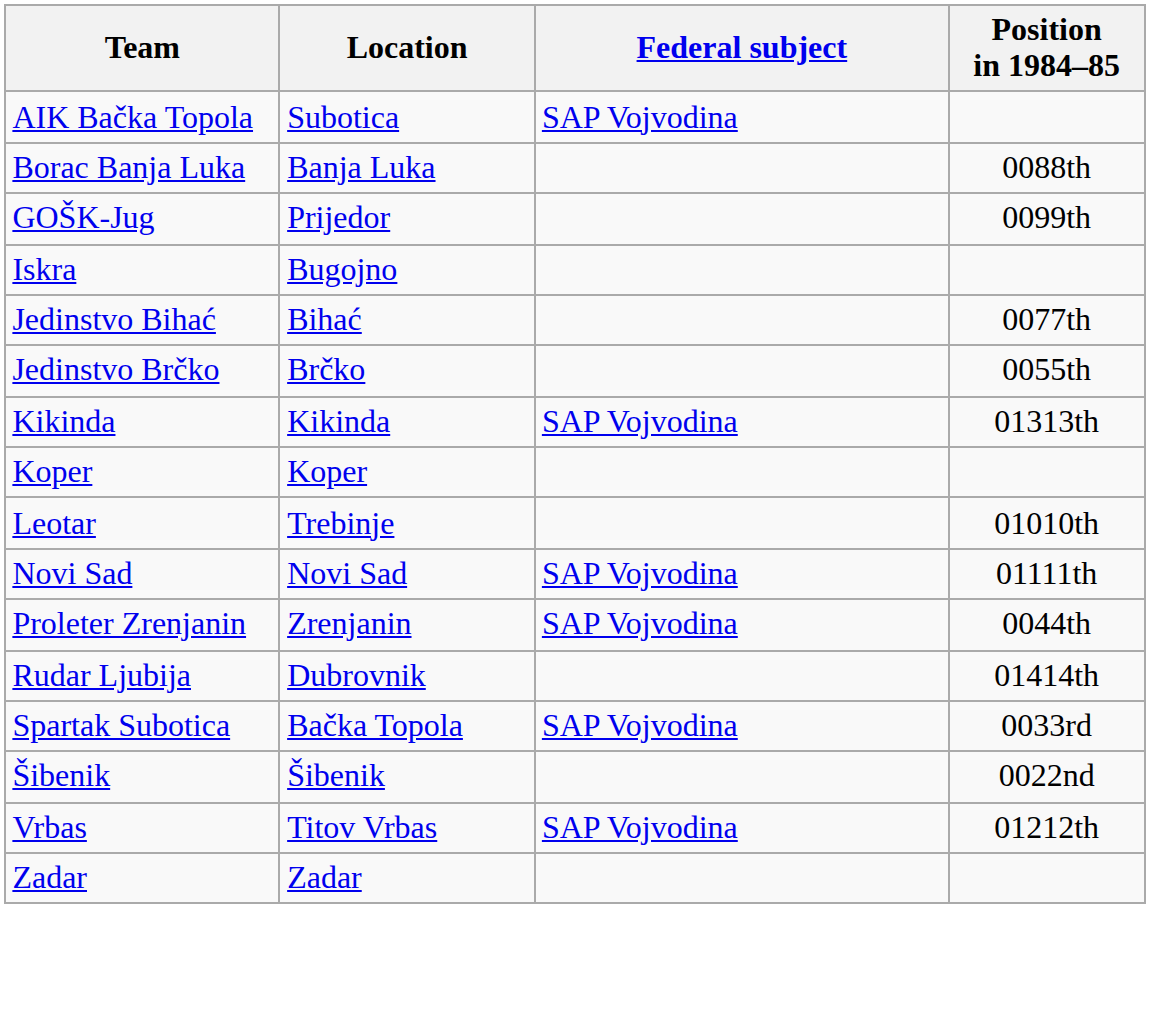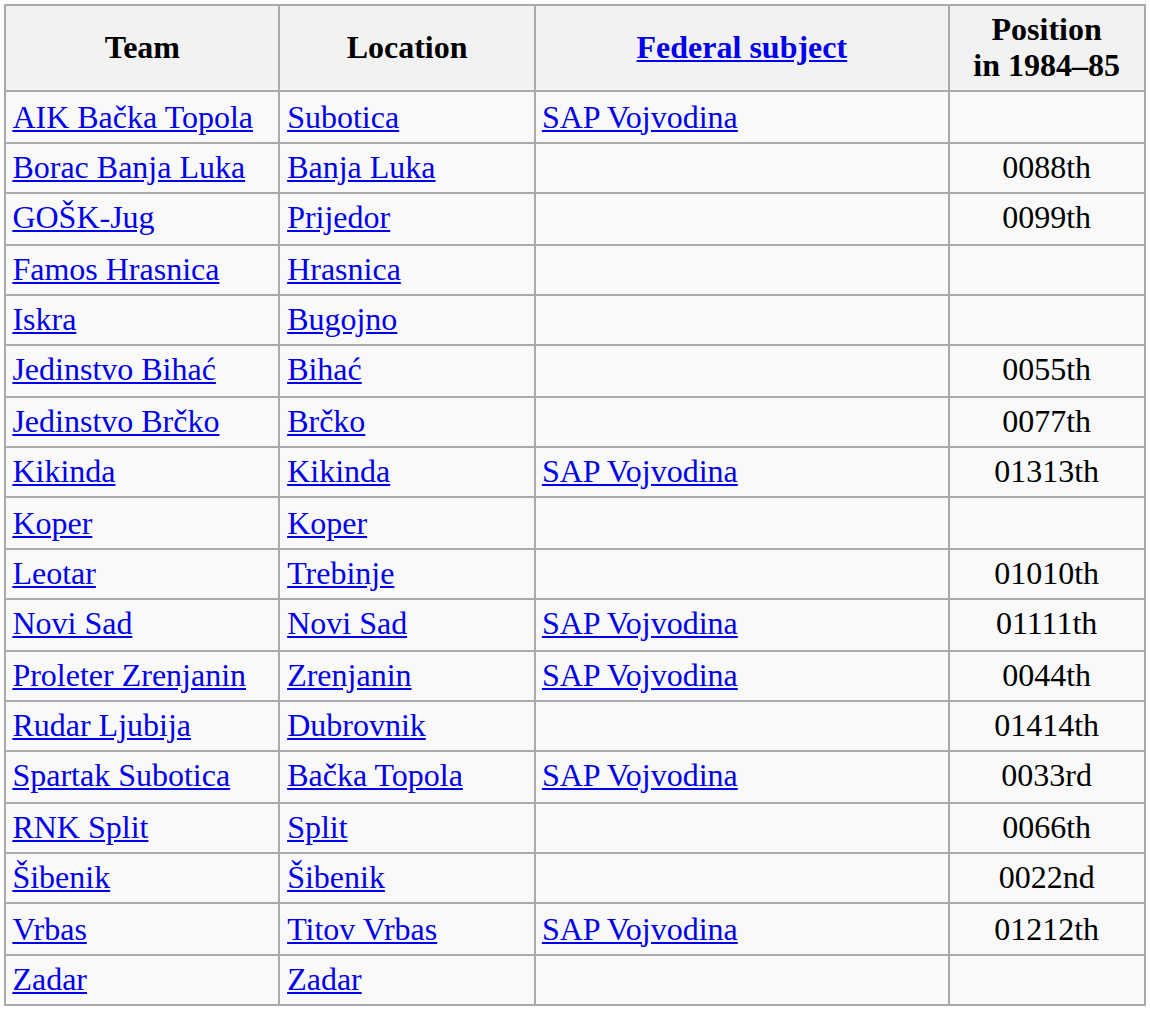+ row: (116, 268)
(1047, 319) 0077th -> (1047, 370) 0055th
(1047, 370) 0055th -> (1047, 421) 0077th
+ row: (80, 827)
